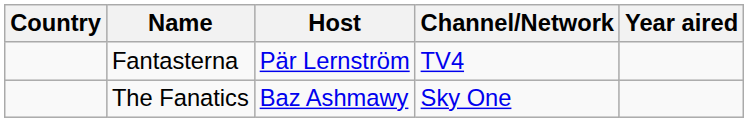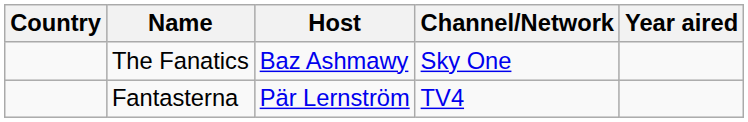rows swapped: (175, 60) <-> (180, 98)
